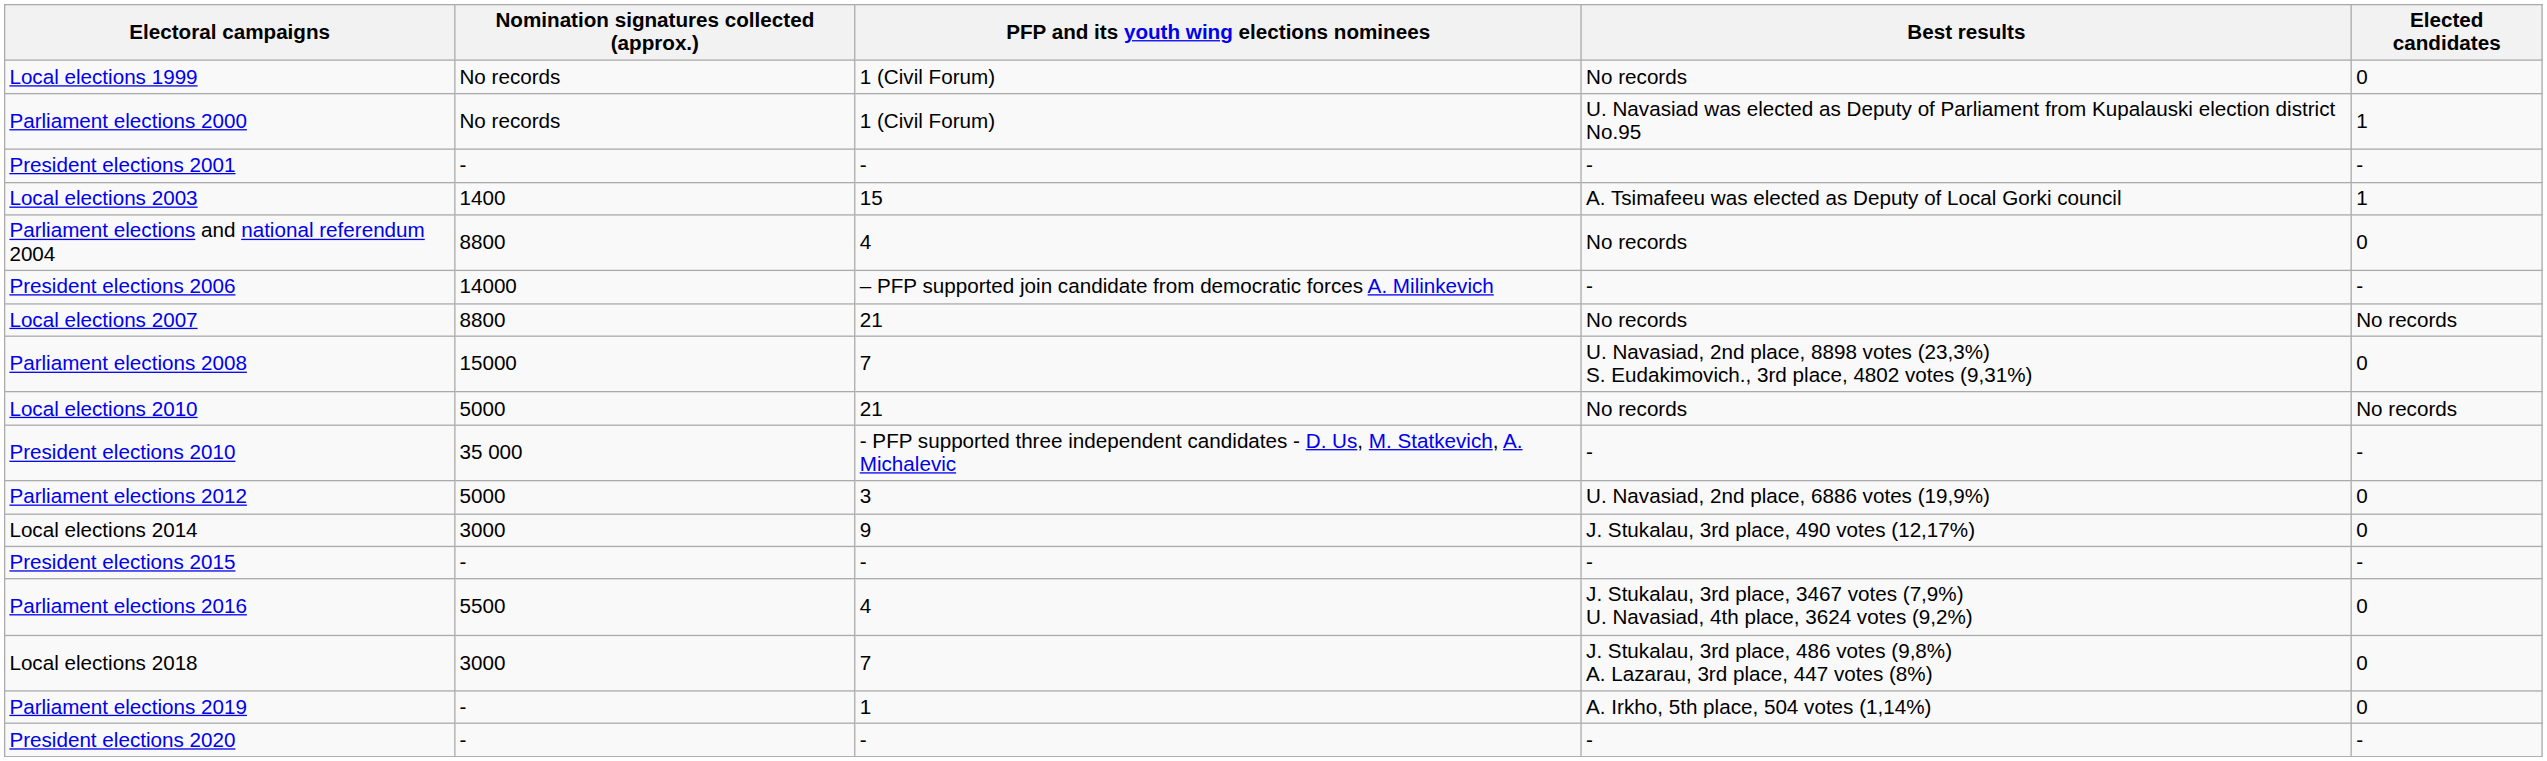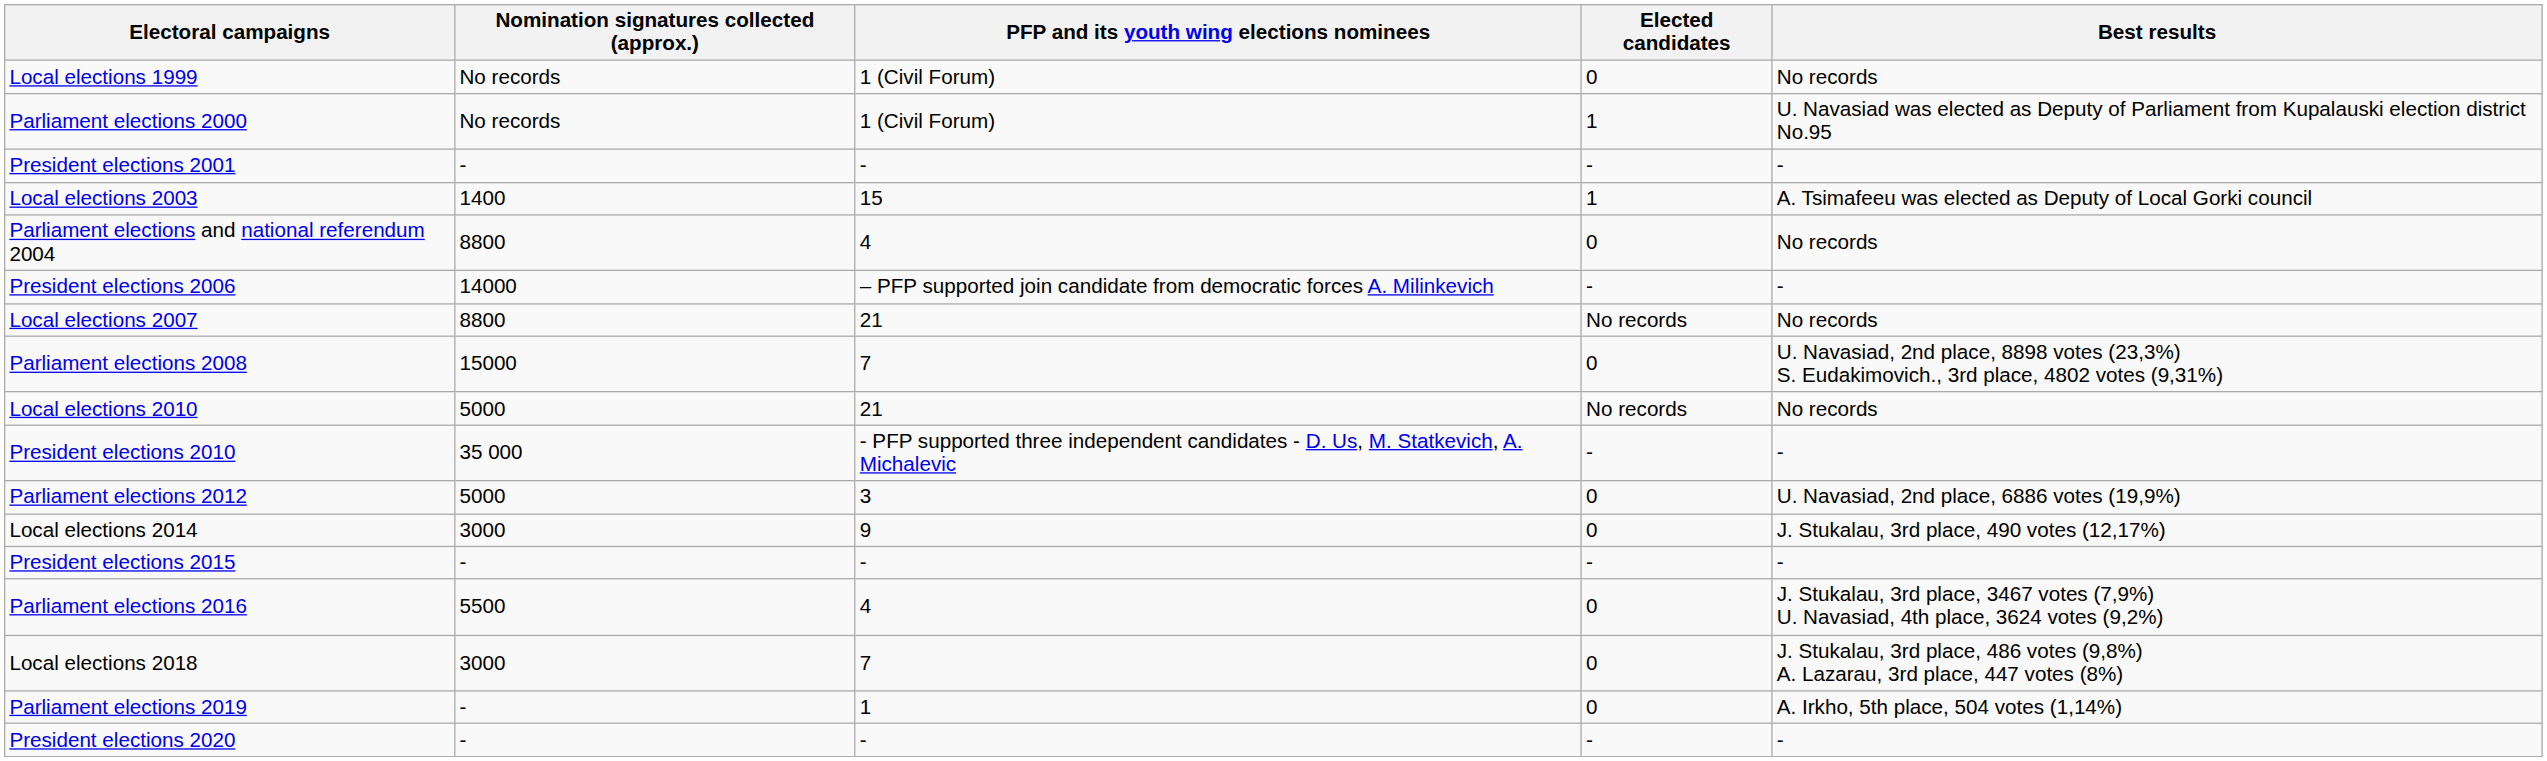columns swapped: (2447, 32) <-> (1966, 32)
